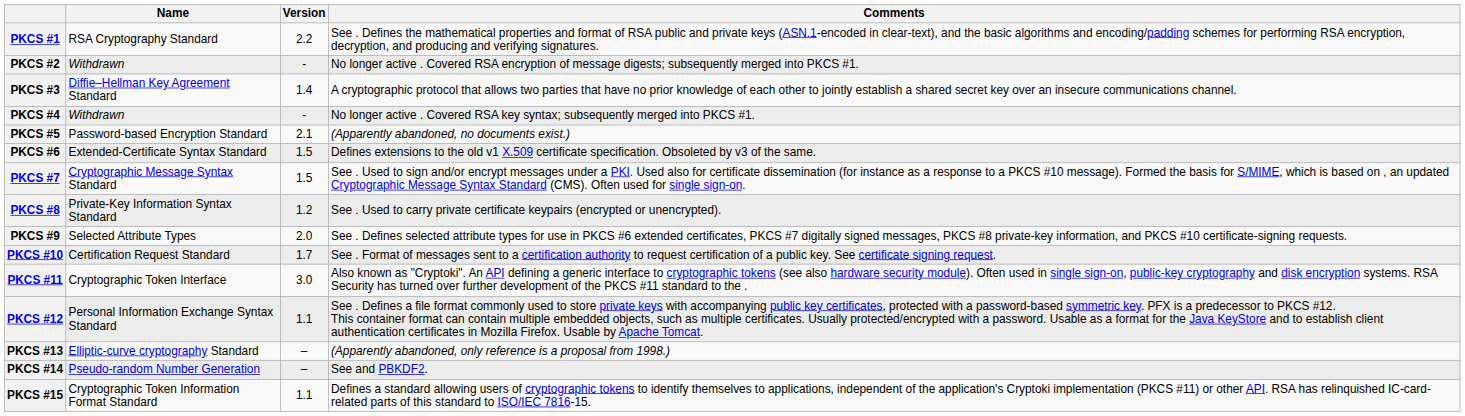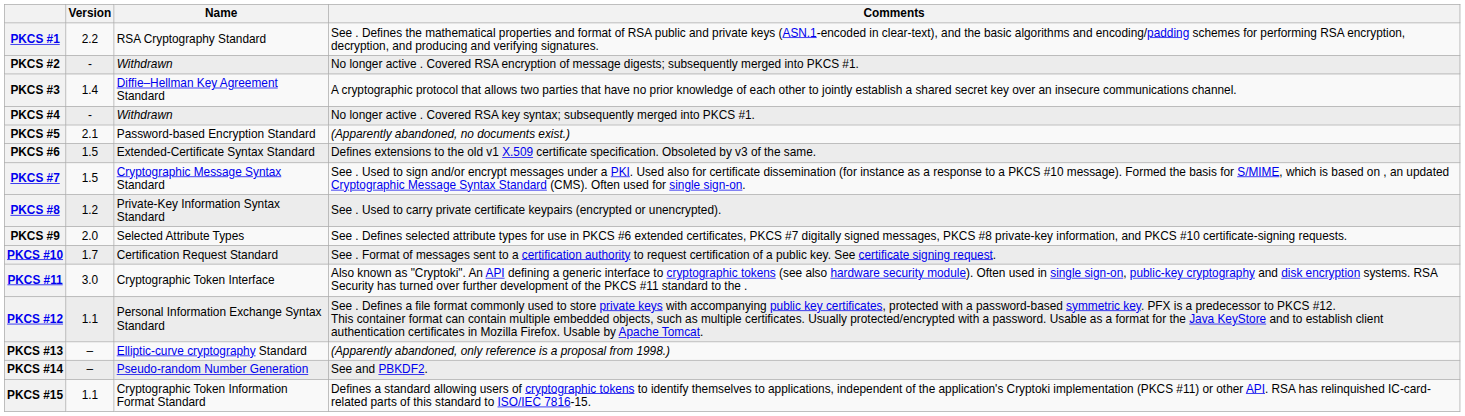columns swapped: (304, 13) <-> (173, 13)
